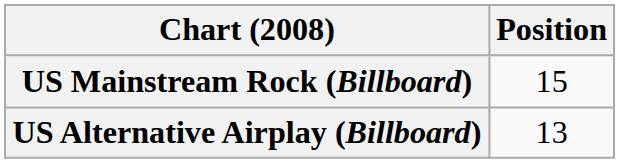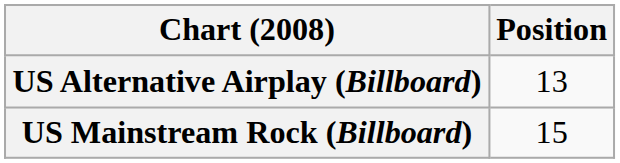rows swapped: (247, 132) <-> (247, 81)
